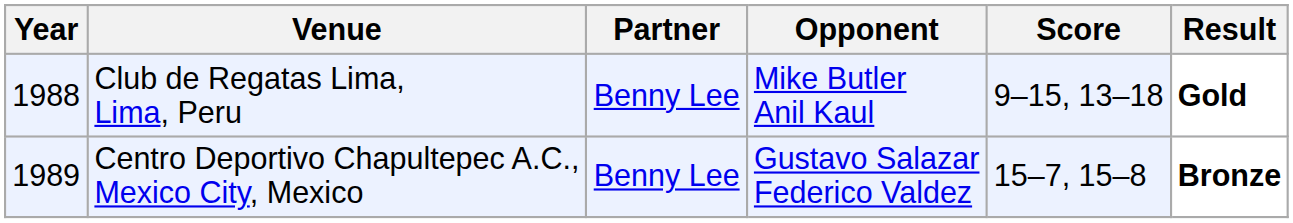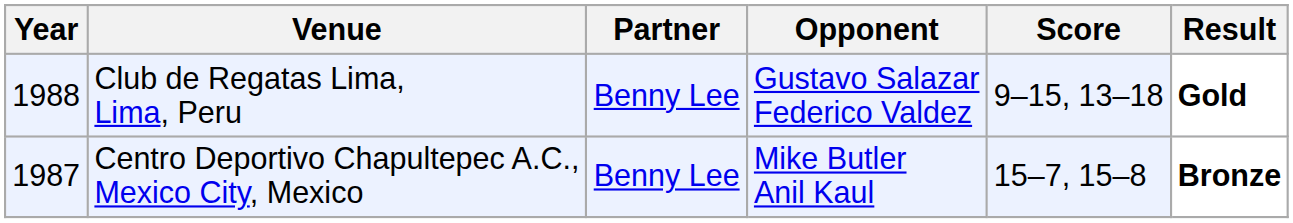(830, 95) Mike Butler Anil Kaul -> (867, 95) Gustavo Salazar Federico Valdez
(46, 177) 1989 -> (46, 177) 1987
(867, 177) Gustavo Salazar Federico Valdez -> (830, 177) Mike Butler Anil Kaul
